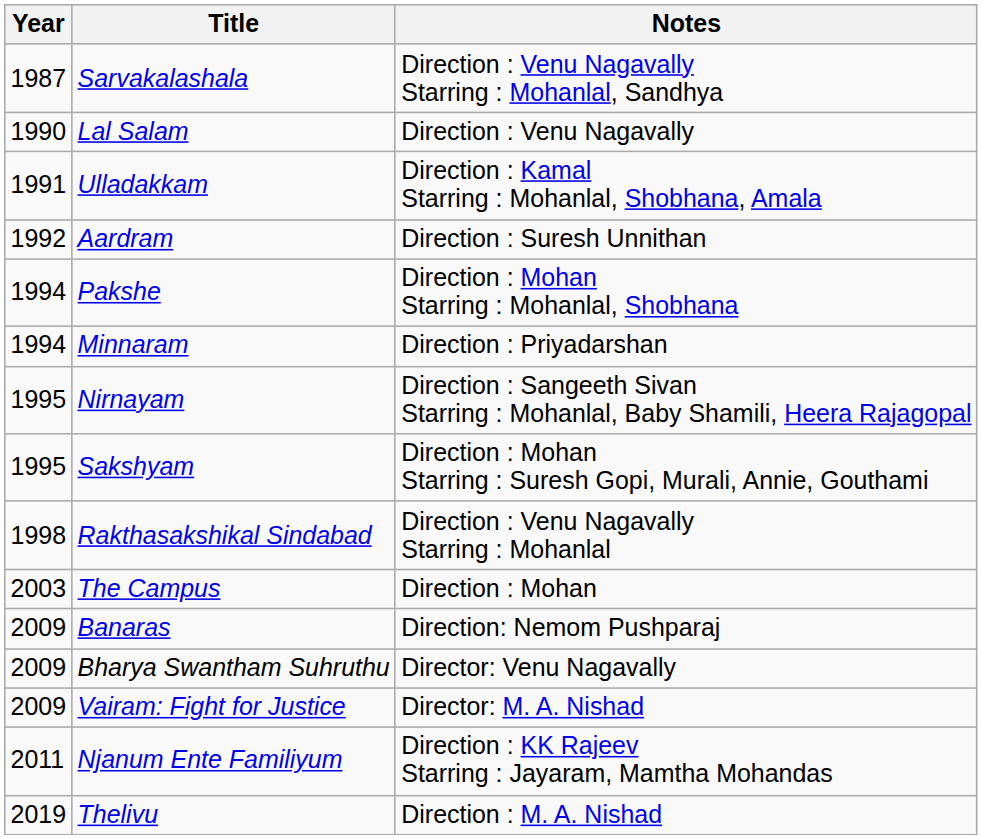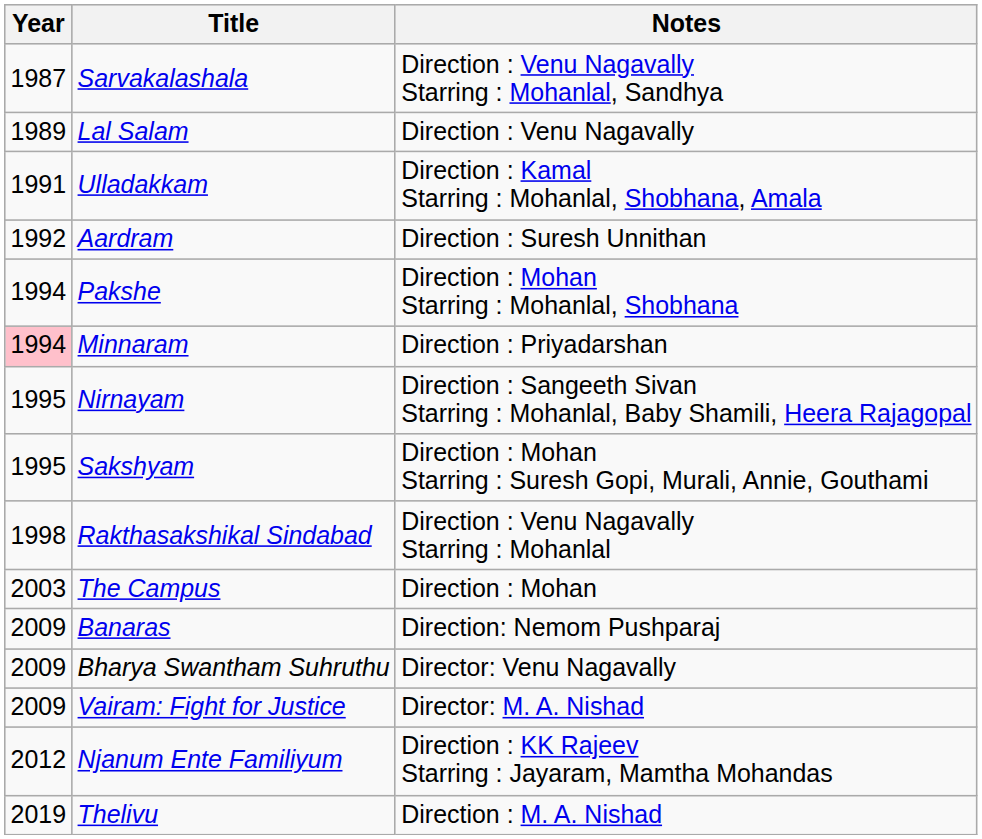(38, 131) 1990 -> (38, 131) 1989
(38, 346) no background -> (38, 346) pink background
(37, 761) 2011 -> (38, 761) 2012
